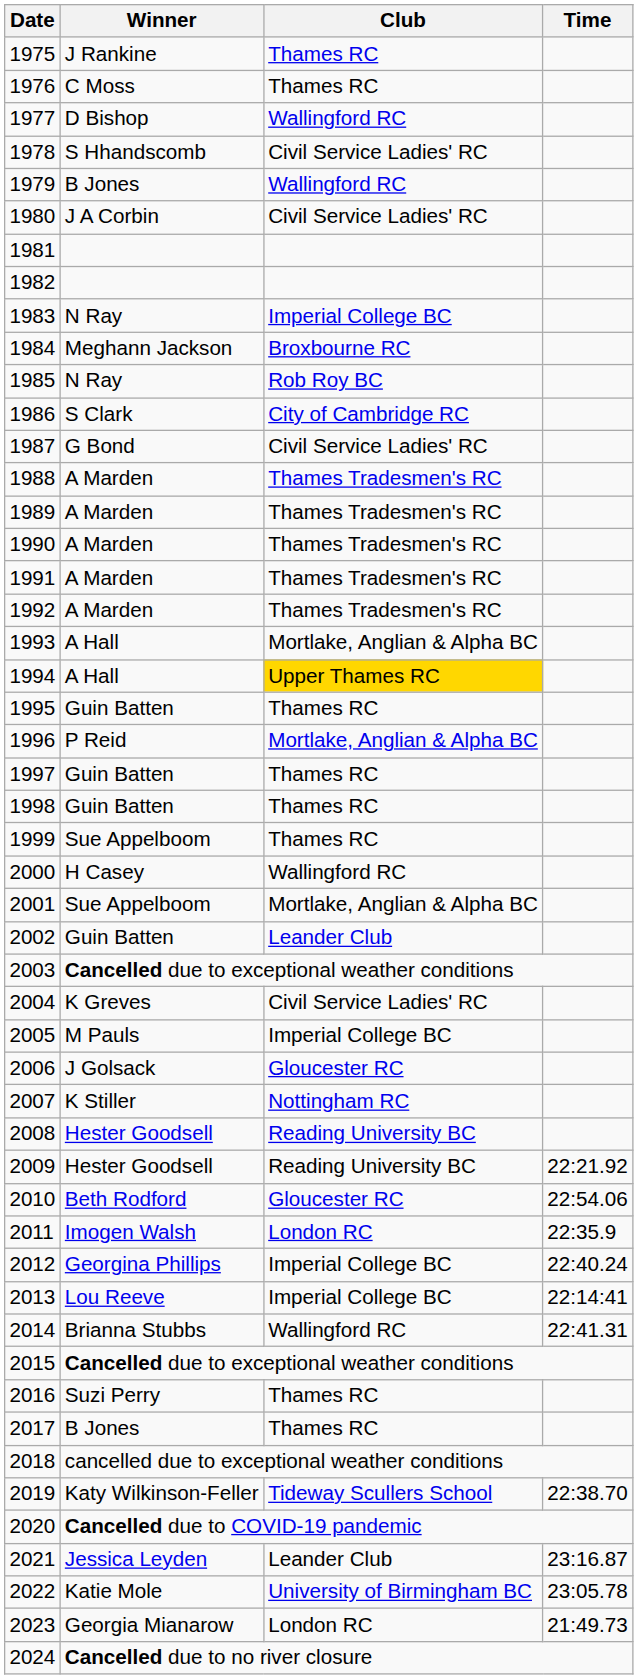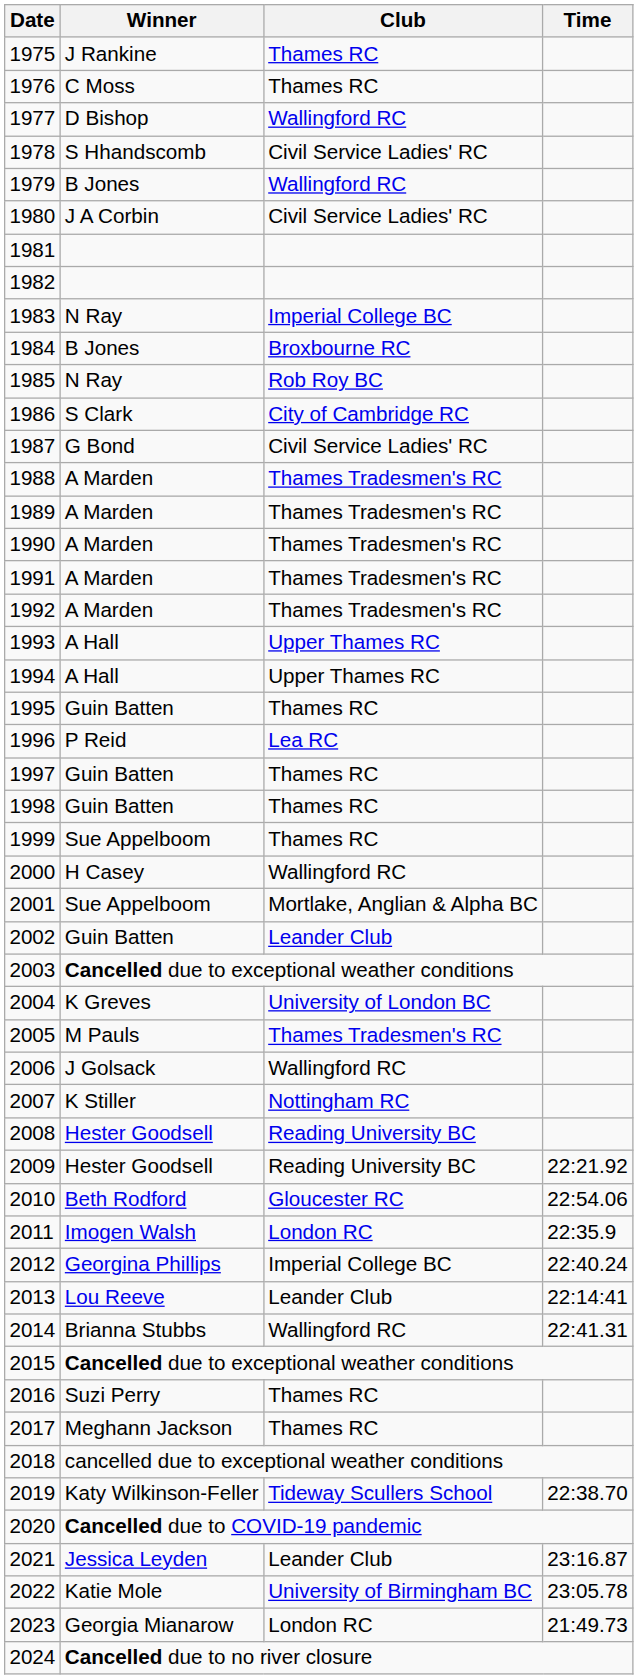(149, 348) Meghann Jackson -> (102, 348) B Jones
(403, 642) Mortlake, Anglian & Alpha BC -> (354, 642) Upper Thames RC
(354, 675) gold background -> (354, 675) no background
(403, 741) Mortlake, Anglian & Alpha BC -> (303, 741) Lea RC
(378, 1002) Civil Service Ladies' RC -> (379, 1002) University of London BC
(360, 1035) Imperial College BC -> (385, 1035) Thames Tradesmen's RC
(336, 1068) Gloucester RC -> (337, 1068) Wallingford RC
(360, 1297) Imperial College BC -> (330, 1297) Leander Club
(102, 1428) B Jones -> (149, 1428) Meghann Jackson
